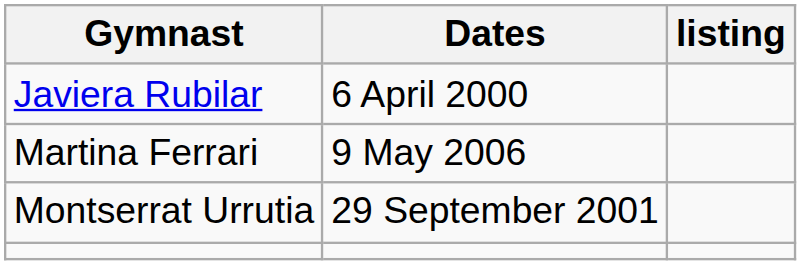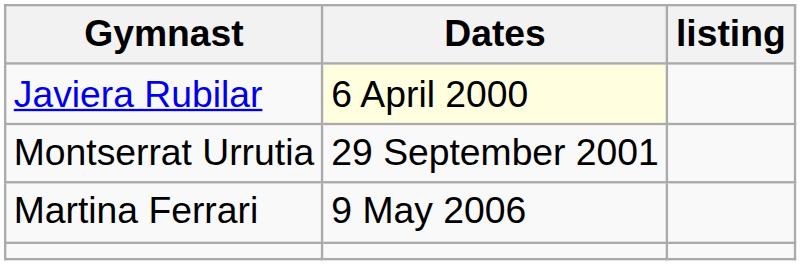(430, 93) no background -> (430, 93) lightyellow background
rows swapped: (136, 152) <-> (164, 211)
